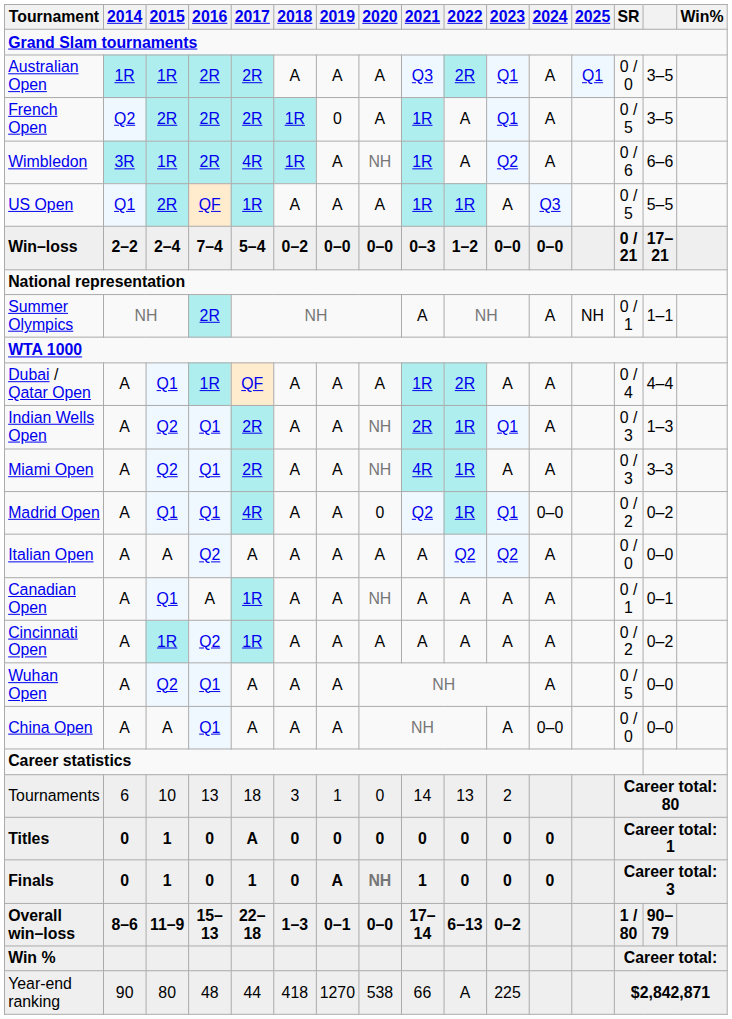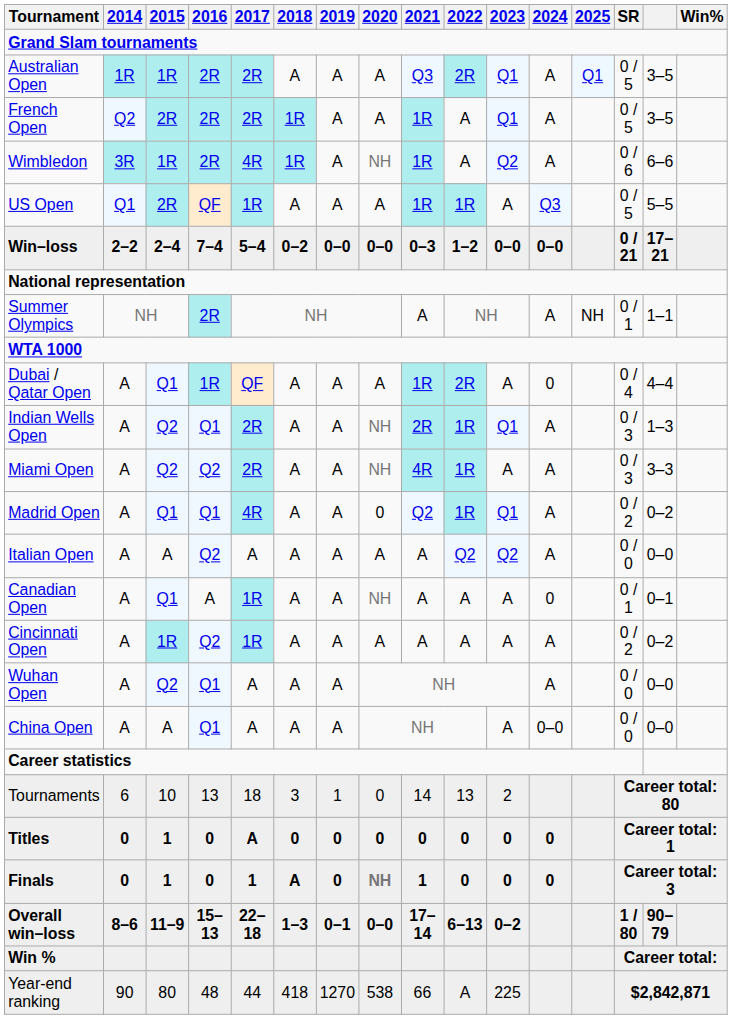(628, 76) 0 / 0 -> (628, 76) 0 / 5
(337, 119) 0 -> (337, 119) A
(550, 384) A -> (550, 384) 0
(210, 469) Q1 -> (210, 469) Q2
(550, 512) 0–0 -> (550, 512) A
(550, 598) A -> (550, 598) 0
(628, 684) 0 / 5 -> (628, 684) 0 / 0
(295, 881) 0 -> (295, 881) A
(337, 881) A -> (337, 881) 0
